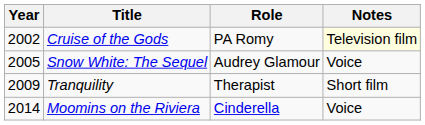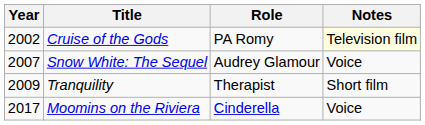(24, 62) 2005 -> (24, 62) 2007
(24, 108) 2014 -> (24, 108) 2017
